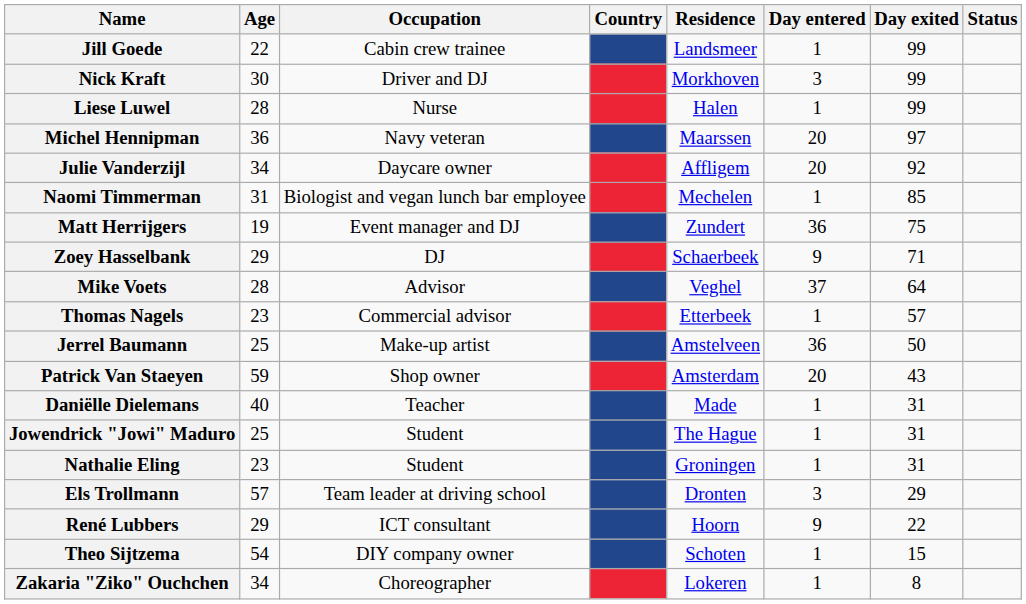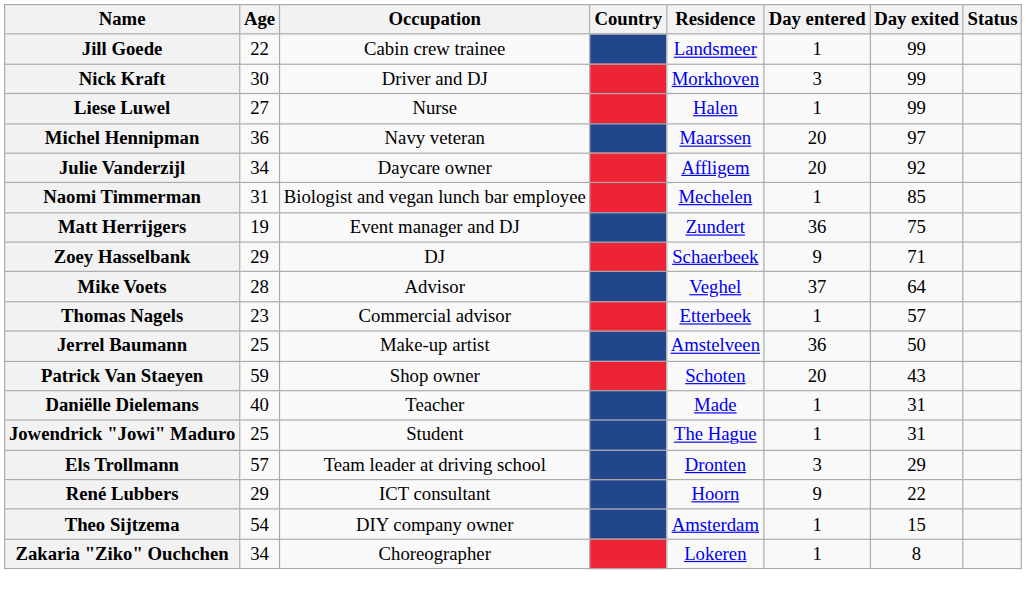(259, 108) 28 -> (259, 108) 27
(715, 375) Amsterdam -> (715, 375) Schoten
- row: (122, 464)
(715, 553) Schoten -> (715, 524) Amsterdam
